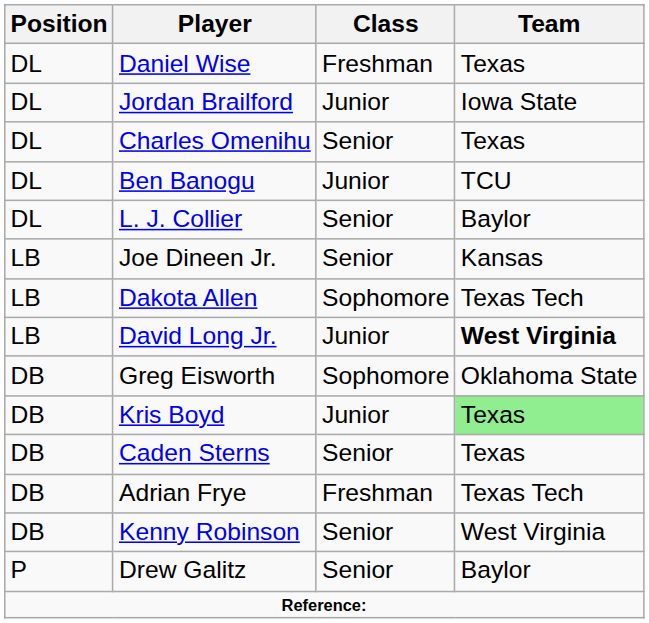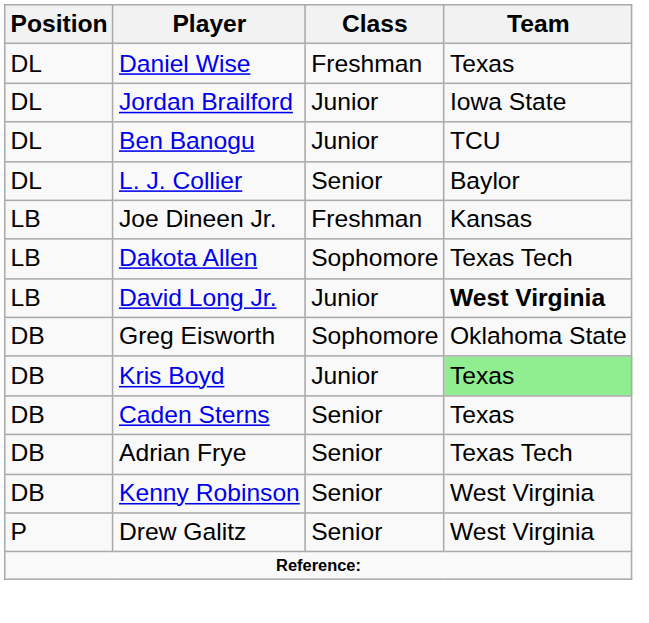- row: (215, 141)
(358, 258) Senior -> (367, 219) Freshman
(378, 492) Freshman -> (347, 453) Senior
(496, 571) Baylor -> (522, 532) West Virginia
